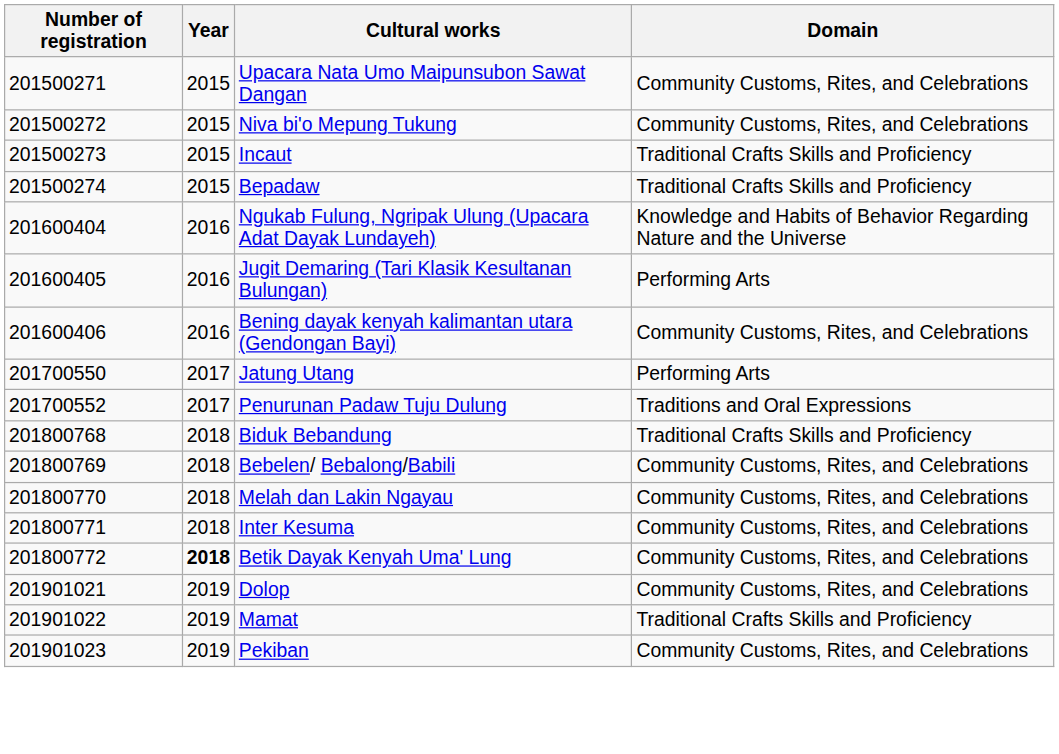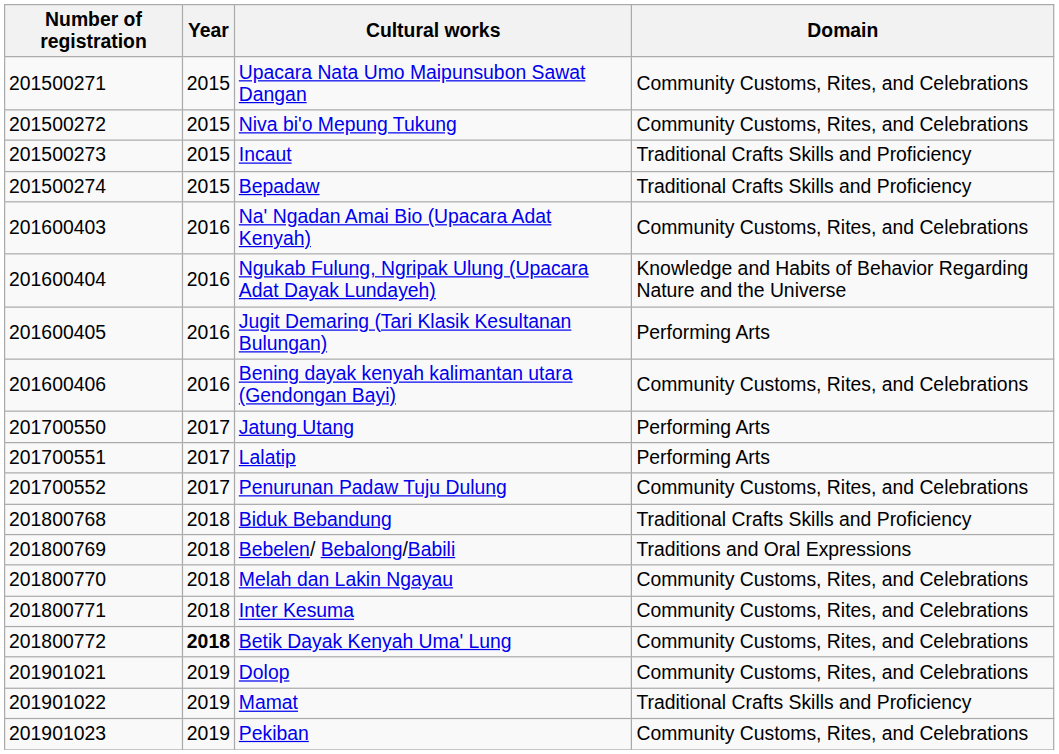+ row: (395, 227)
+ row: (267, 457)
(774, 405) Traditions and Oral Expressions -> (832, 488) Community Customs, Rites, and Celebrations
(832, 466) Community Customs, Rites, and Celebrations -> (774, 549) Traditions and Oral Expressions
